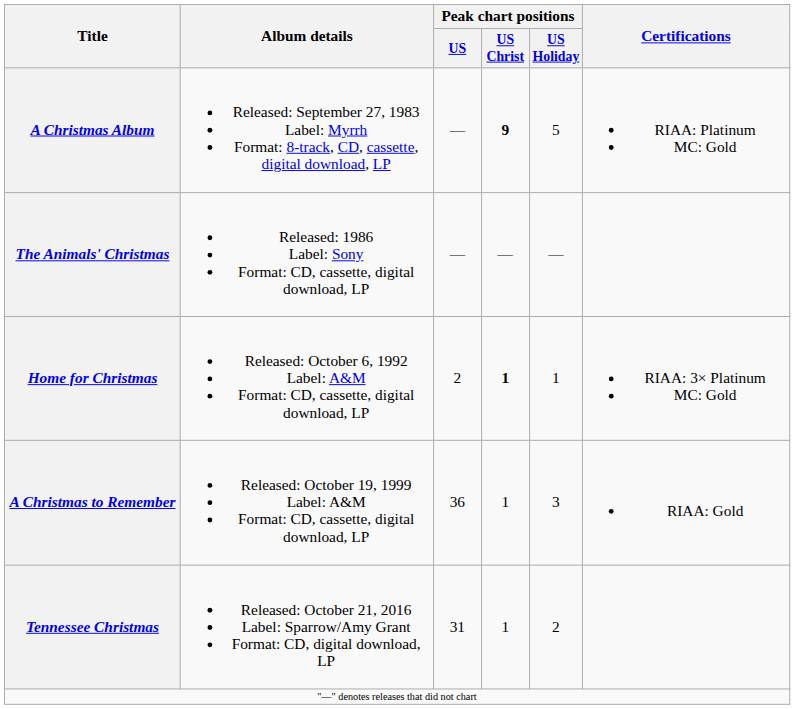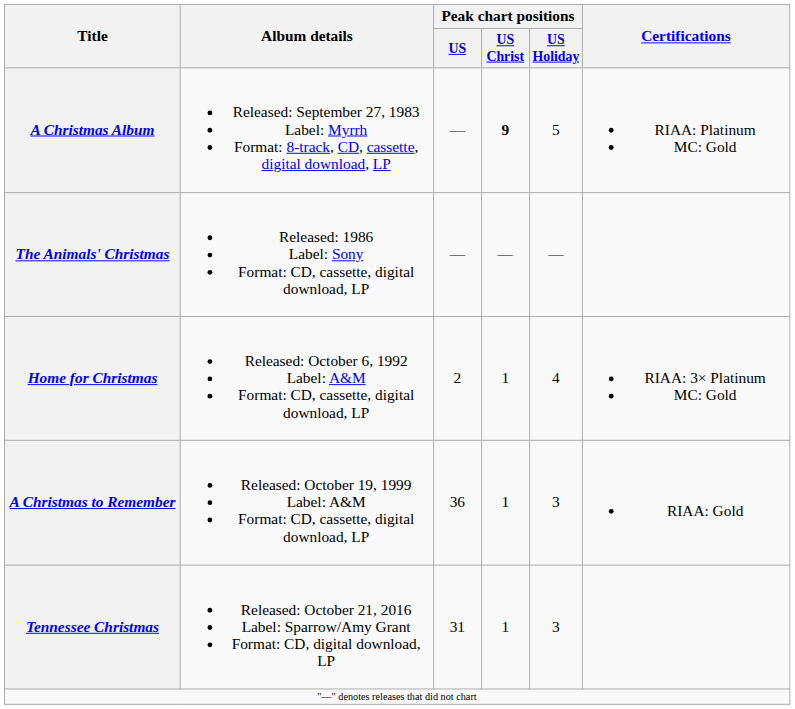(505, 378) bold -> (505, 378) normal
(556, 378) 1 -> (556, 378) 4
(556, 626) 2 -> (556, 626) 3
